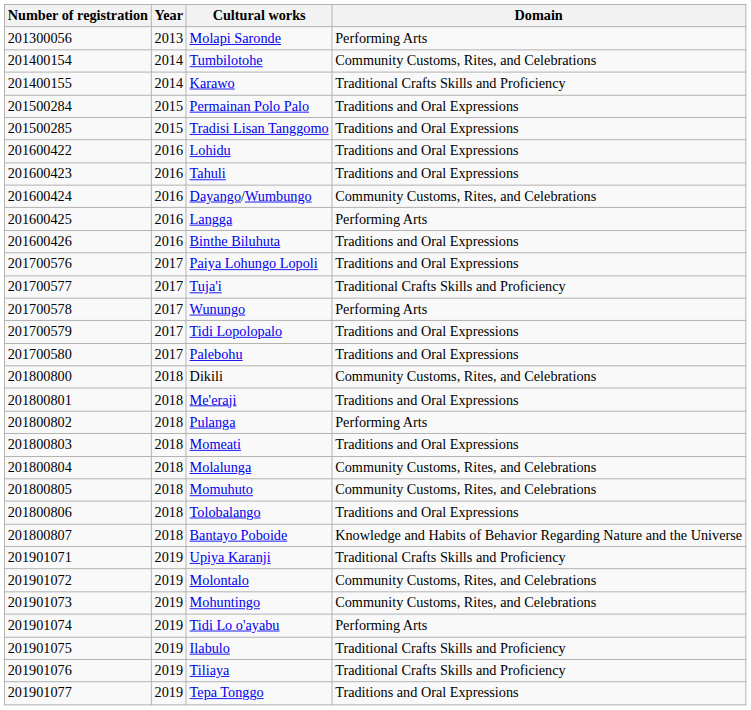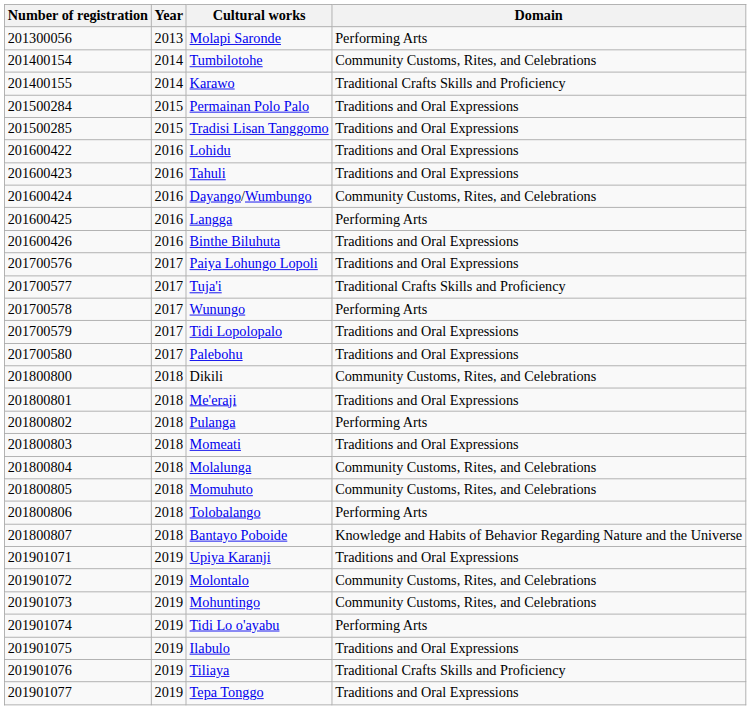(427, 512) Traditions and Oral Expressions -> (381, 512) Performing Arts
(450, 557) Traditional Crafts Skills and Proficiency -> (427, 557) Traditions and Oral Expressions
(450, 648) Traditional Crafts Skills and Proficiency -> (427, 648) Traditions and Oral Expressions
